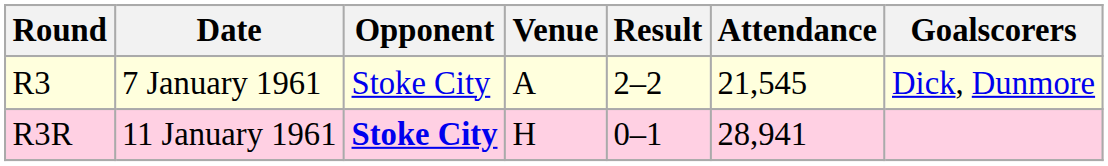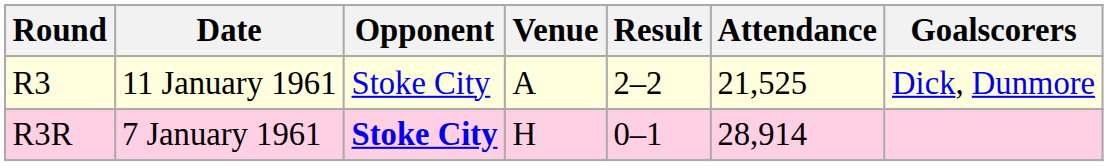(222, 82) 7 January 1961 -> (229, 82) 11 January 1961
(762, 82) 21,545 -> (762, 82) 21,525
(229, 133) 11 January 1961 -> (222, 133) 7 January 1961
(762, 133) 28,941 -> (762, 133) 28,914
